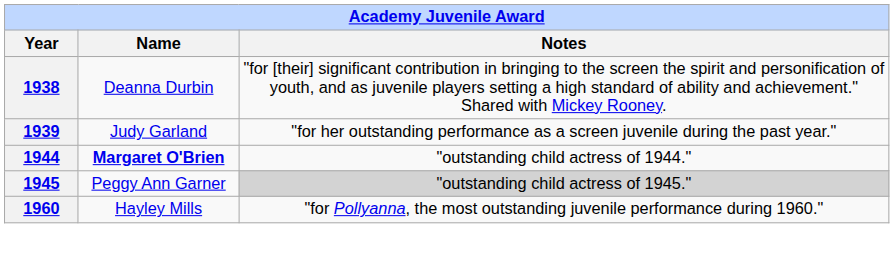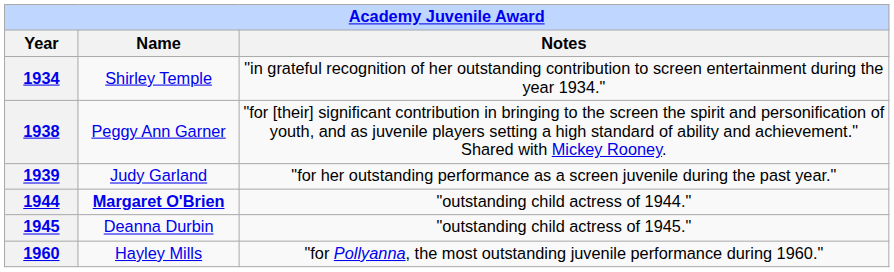+ row: (41, 78)
(159, 87) Deanna Durbin -> (159, 131) Peggy Ann Garner
(159, 183) Peggy Ann Garner -> (159, 227) Deanna Durbin
(564, 183) lightgrey background -> (564, 227) no background
